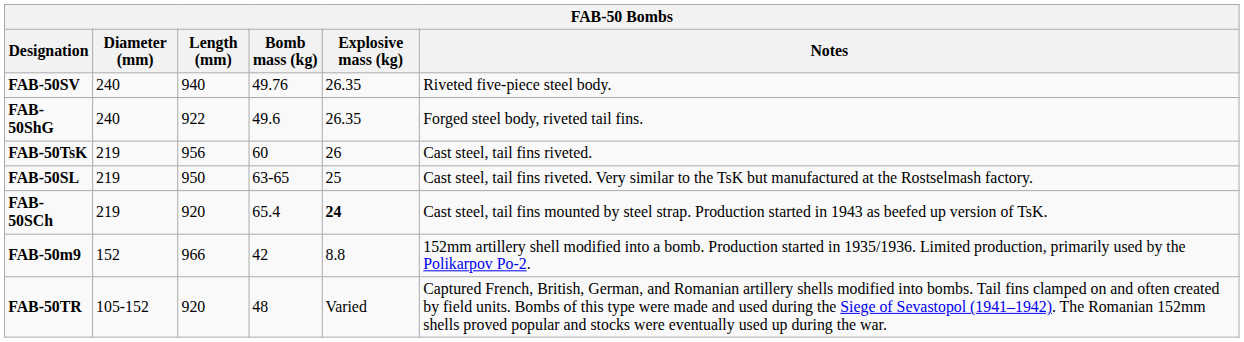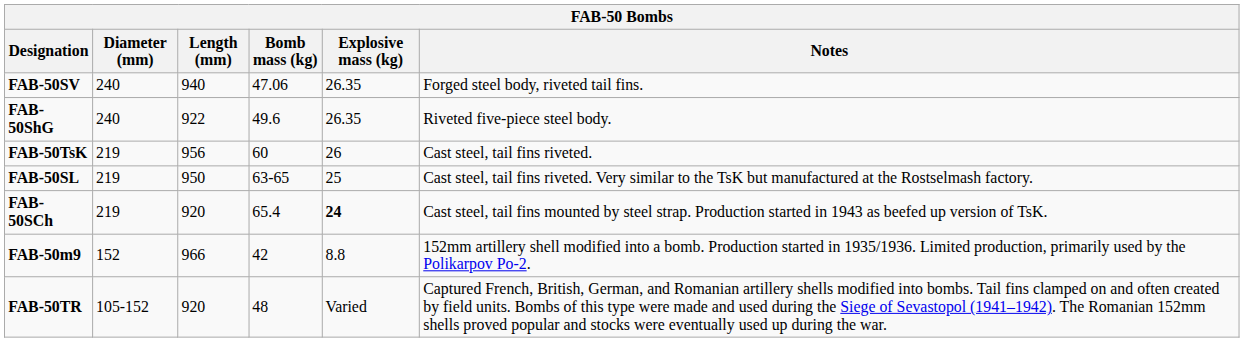(270, 85) 49.76 -> (270, 85) 47.06
(517, 85) Riveted five-piece steel body. -> (533, 85) Forged steel body, riveted tail fins.
(533, 119) Forged steel body, riveted tail fins. -> (517, 119) Riveted five-piece steel body.
